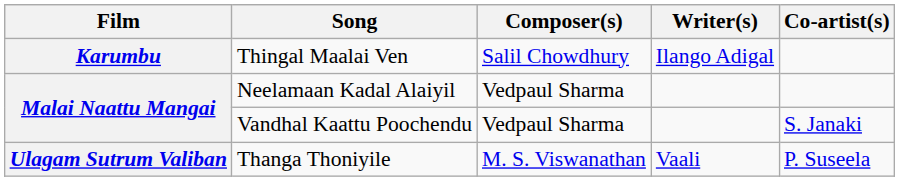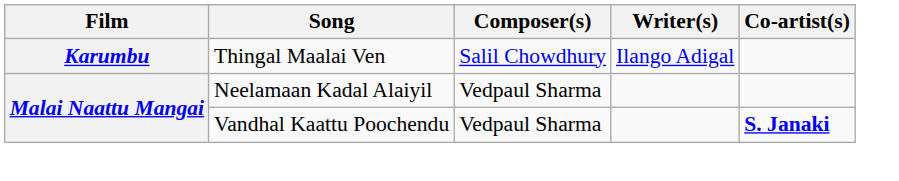(823, 124) normal -> (787, 124) bold
- row: (314, 158)
